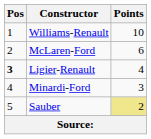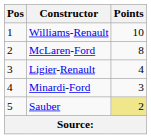(141, 51) 6 -> (141, 51) 8
(10, 69) bold -> (10, 69) normal
